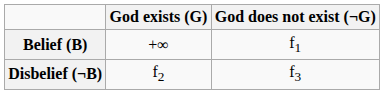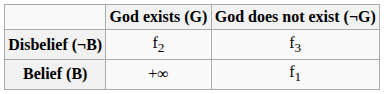rows swapped: (55, 44) <-> (55, 74)
